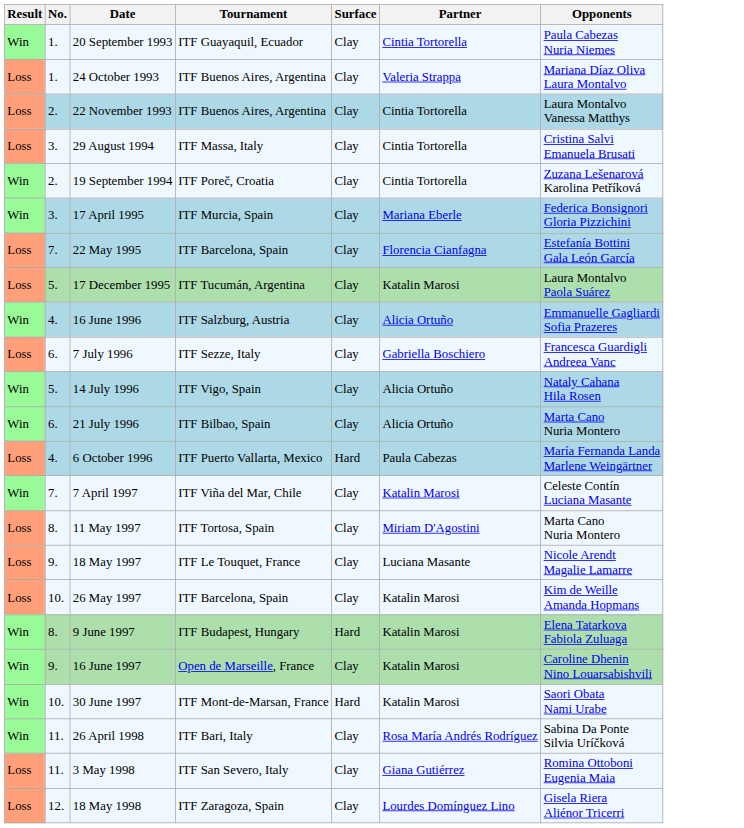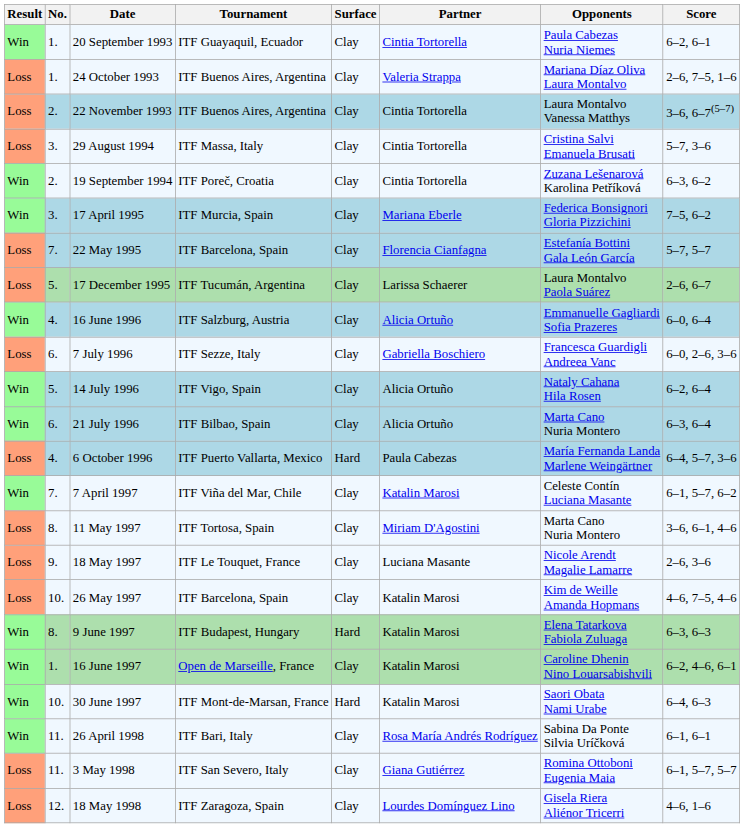+ column: (701, 14)
(421, 285) Katalin Marosi -> (425, 285) Larissa Schaerer
(53, 666) 9. -> (53, 666) 1.
